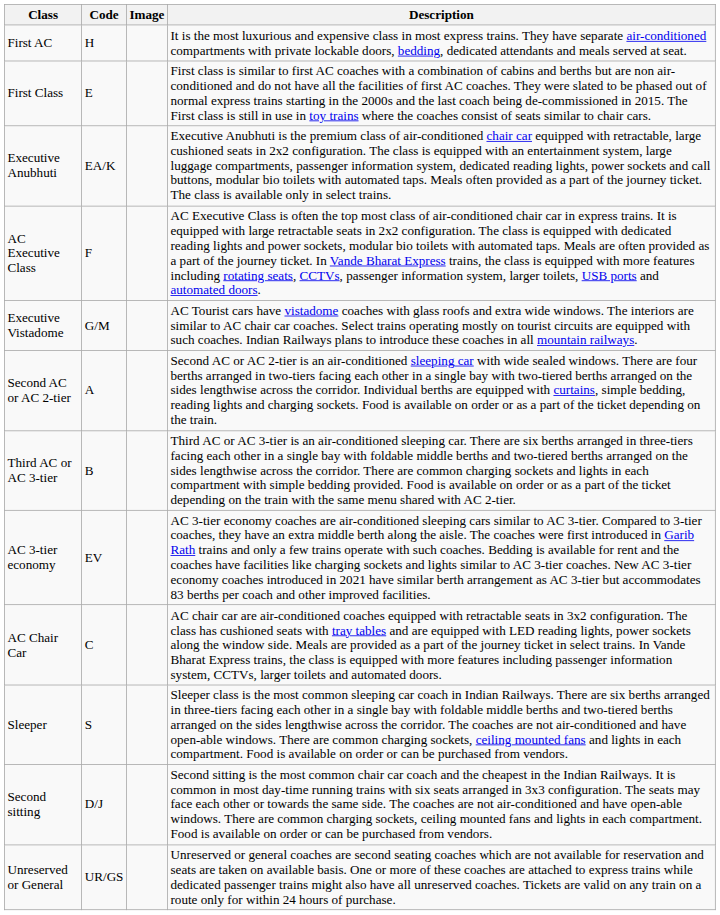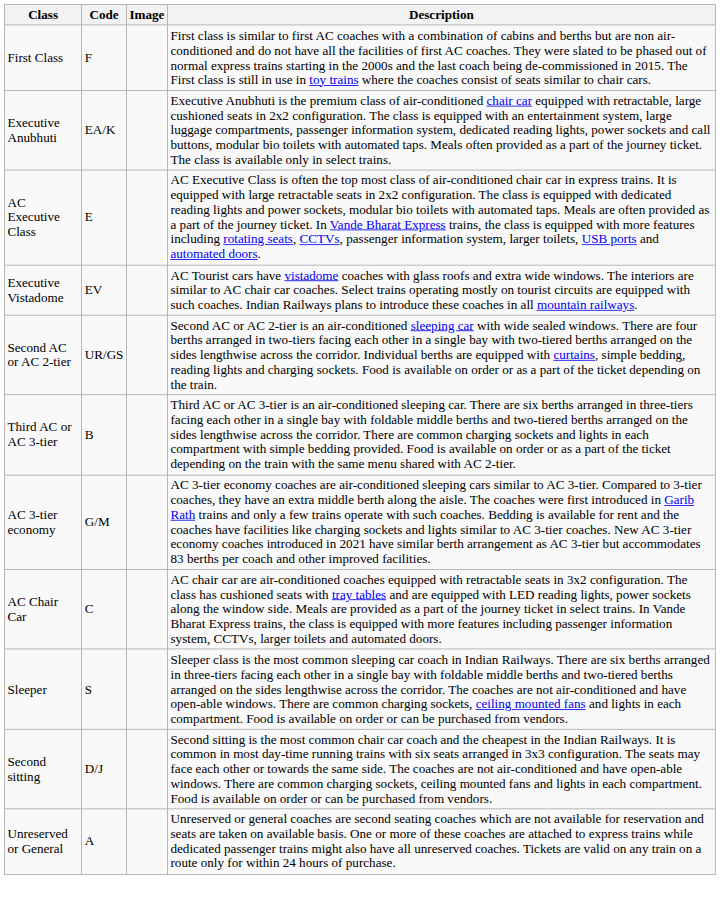- row: (30, 43)
(89, 93) E -> (88, 57) F
(88, 253) F -> (89, 217) E
(97, 325) G/M -> (94, 290) EV
(90, 390) A -> (104, 355) UR/GS
(94, 557) EV -> (97, 522) G/M
(104, 877) UR/GS -> (90, 841) A
